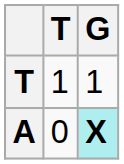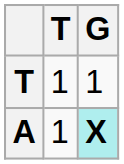(60, 132) 0 -> (60, 132) 1
